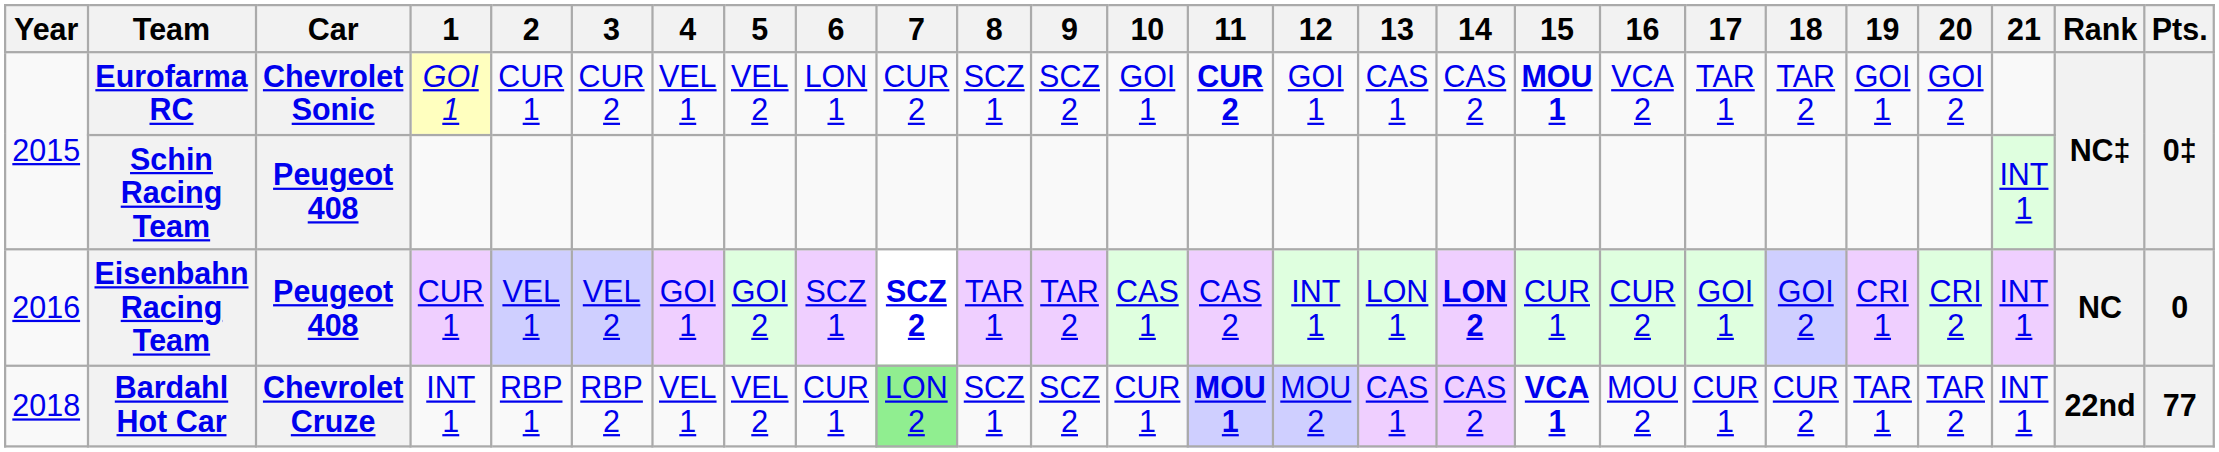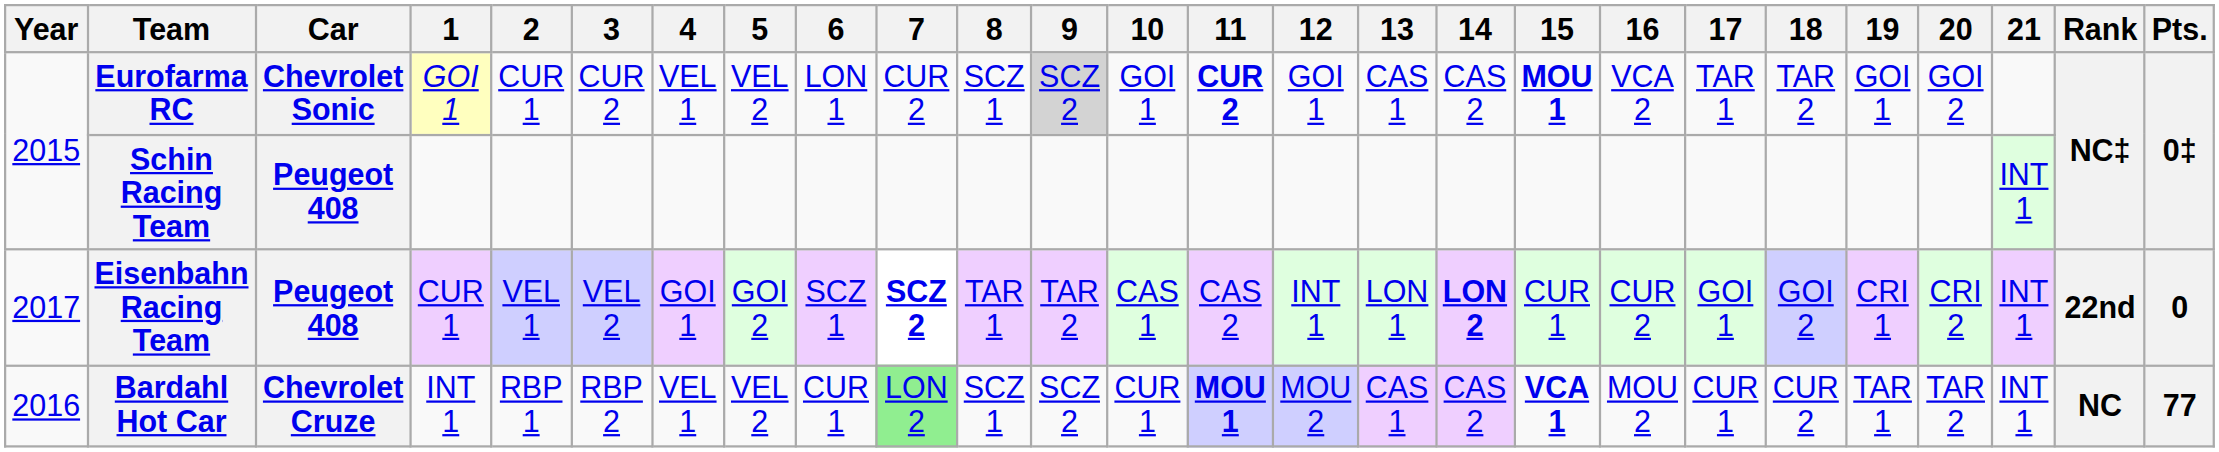(1070, 94) no background -> (1070, 94) lightgrey background
(46, 307) 2016 -> (46, 307) 2017
(2100, 307) NC -> (2100, 307) 22nd
(46, 406) 2018 -> (46, 406) 2016
(2100, 406) 22nd -> (2100, 406) NC
